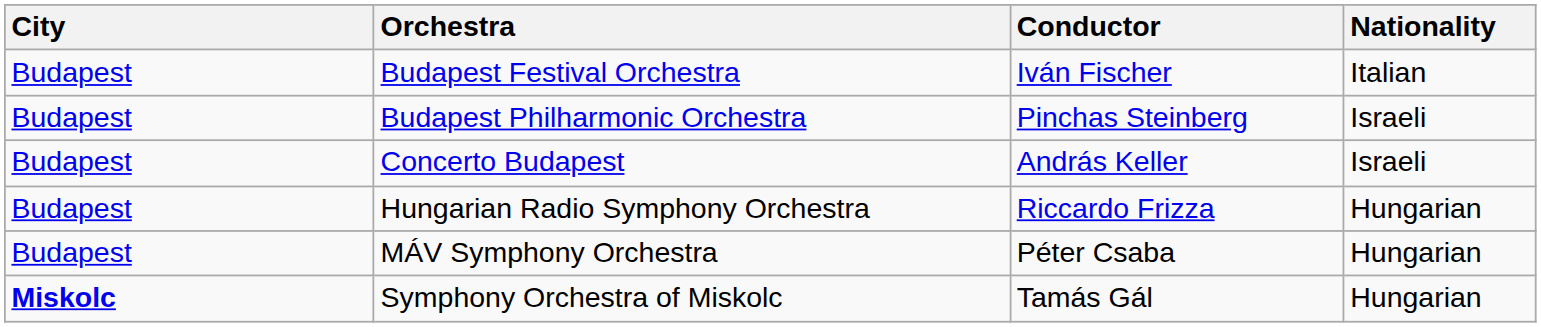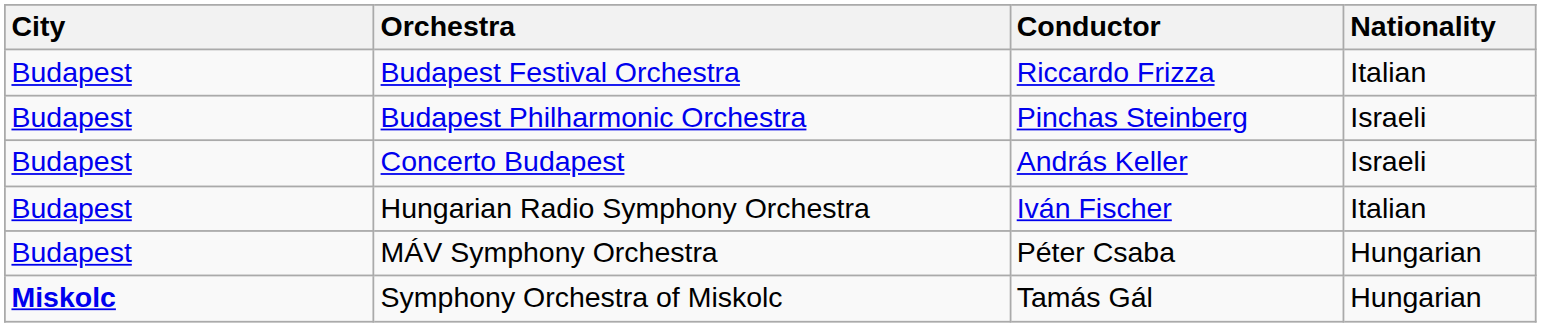(1094, 72) Iván Fischer -> (1116, 72) Riccardo Frizza
(1116, 207) Riccardo Frizza -> (1094, 207) Iván Fischer
(1416, 207) Hungarian -> (1388, 207) Italian
